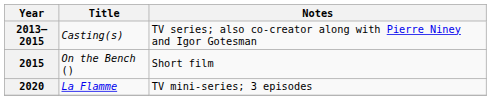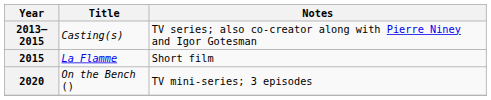(99, 64) On the Bench () -> (89, 58) La Flamme
(89, 87) La Flamme -> (99, 81) On the Bench ()
